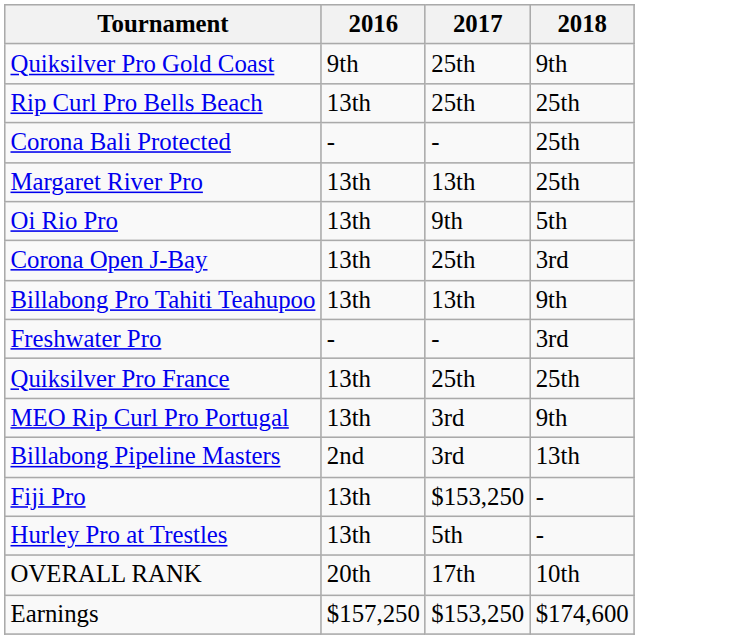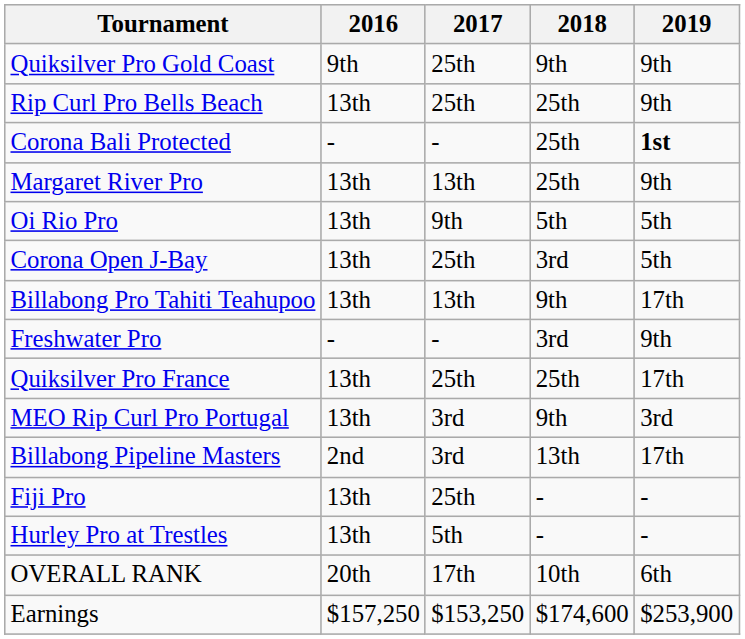+ column: (687, 24)
(478, 496) $153,250 -> (453, 496) 25th
